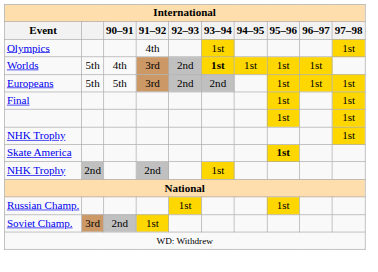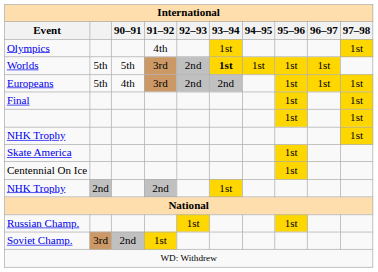(120, 65) 4th -> (128, 65) 5th
(120, 83) 5th -> (128, 83) 4th
(283, 153) bold -> (291, 153) normal
+ row: (47, 170)
